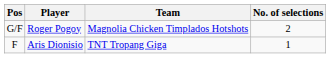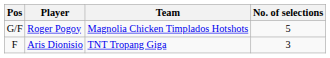(288, 28) 2 -> (288, 28) 5
(288, 45) 1 -> (288, 45) 3
